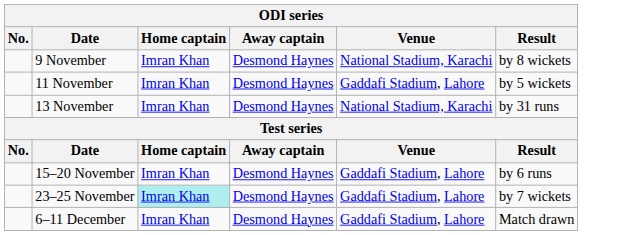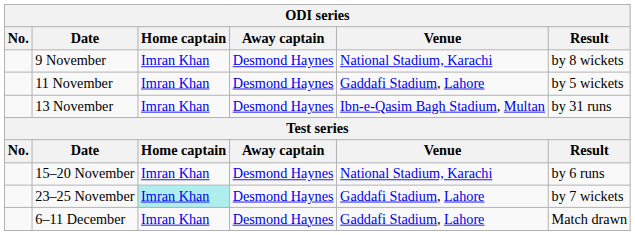(416, 106) National Stadium, Karachi -> (443, 106) Ibn-e-Qasim Bagh Stadium, Multan
(412, 173) Gaddafi Stadium, Lahore -> (416, 173) National Stadium, Karachi
